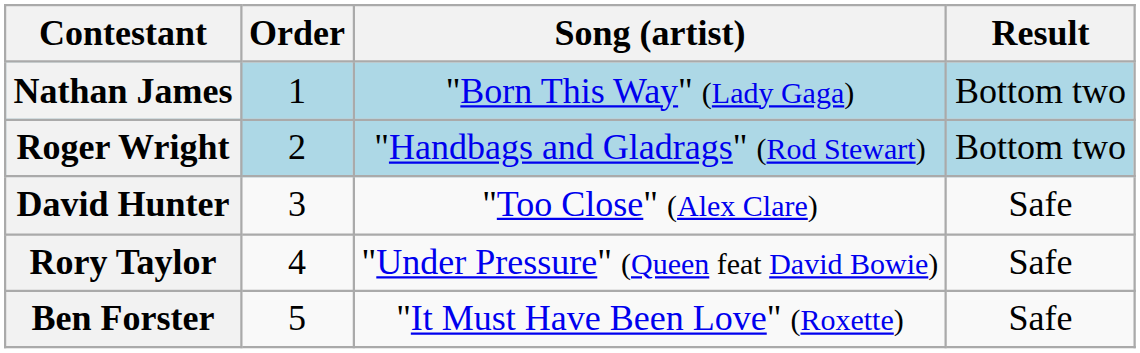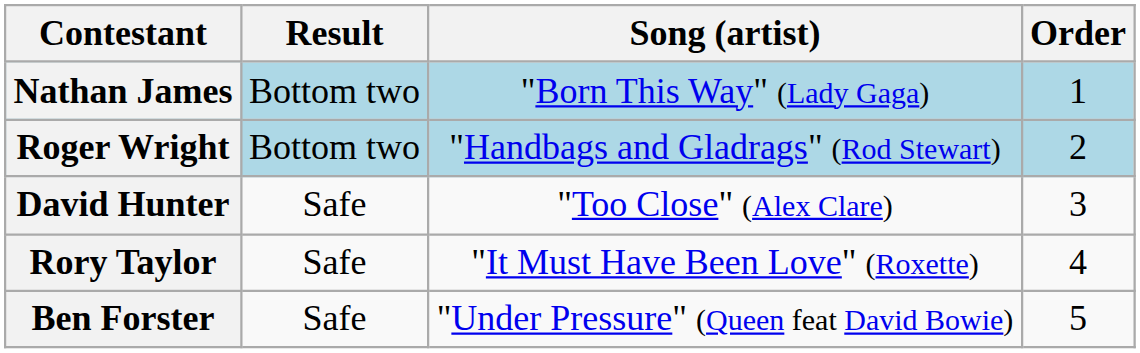columns swapped: (297, 33) <-> (1040, 33)
(650, 261) "Under Pressure" (Queen feat David Bowie) -> (725, 261) "It Must Have Been Love" (Roxette)
(650, 318) "It Must Have Been Love" (Roxette) -> (725, 318) "Under Pressure" (Queen feat David Bowie)
